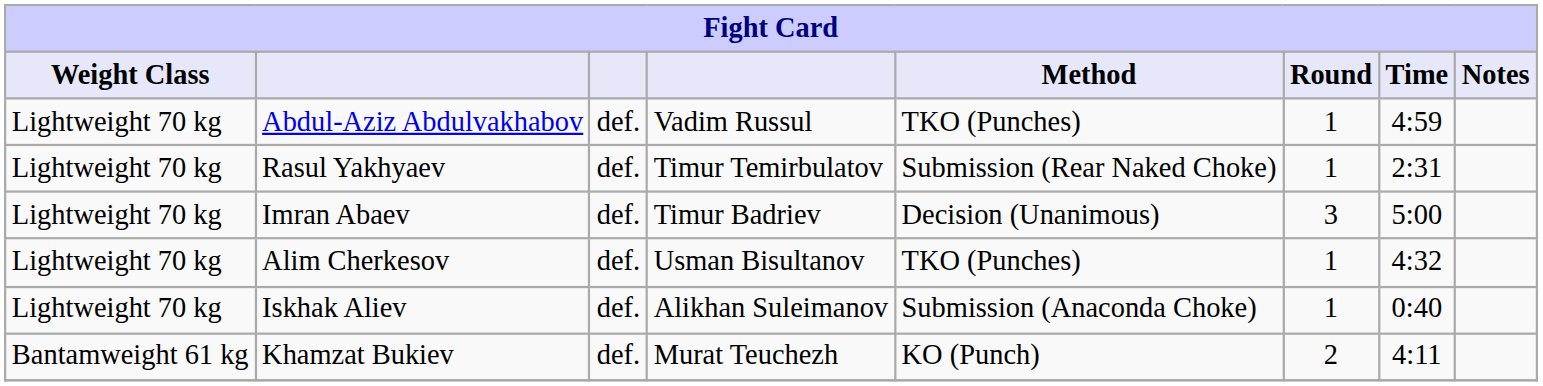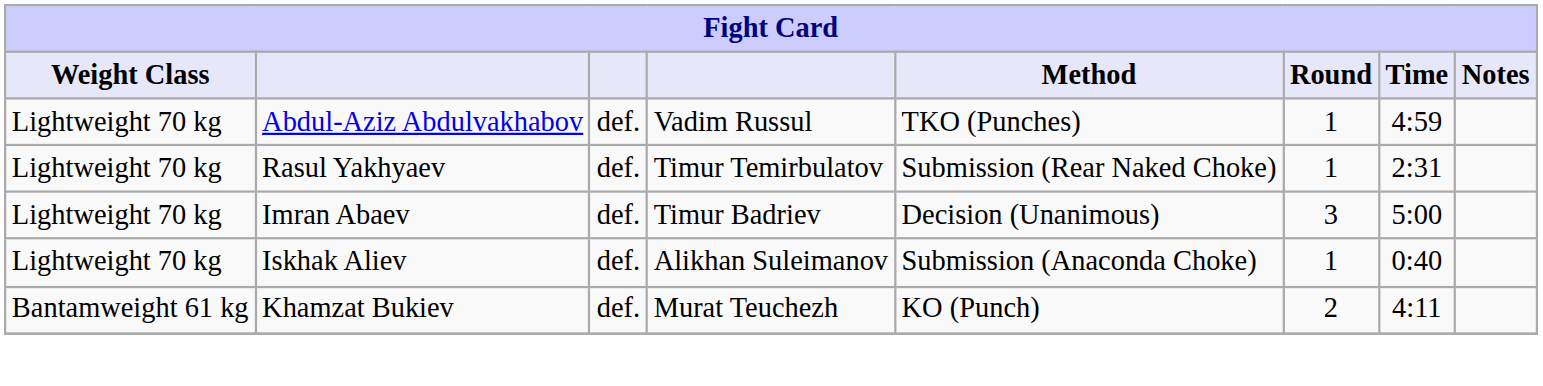- row: (356, 261)
